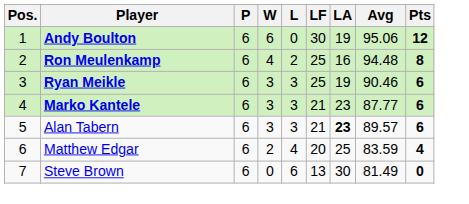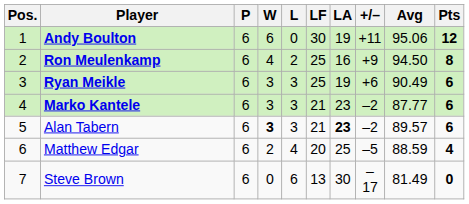+ column: (370, 15)
(381, 60) 94.48 -> (410, 60) 94.50
(381, 82) 90.46 -> (410, 82) 90.49
(270, 127) normal -> (270, 127) bold
(381, 149) 83.59 -> (410, 149) 88.59
